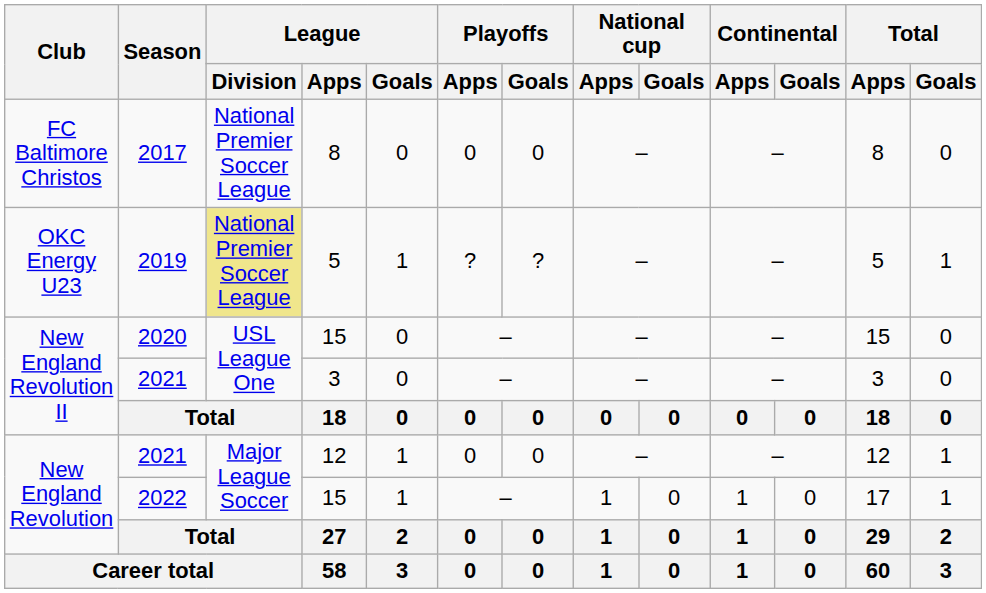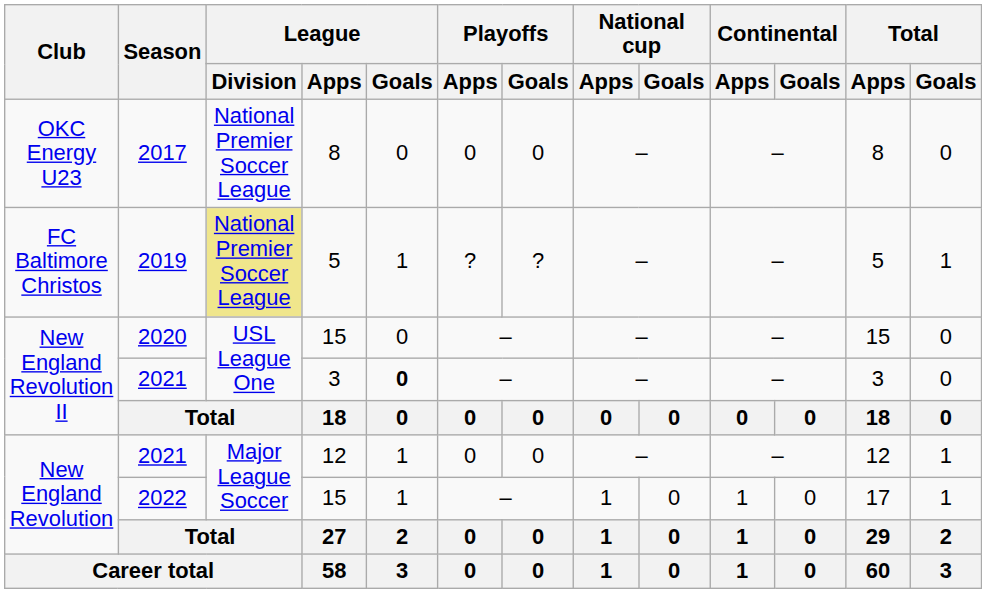(62, 153) FC Baltimore Christos -> (62, 153) OKC Energy U23
(62, 261) OKC Energy U23 -> (62, 261) FC Baltimore Christos
(402, 379) normal -> (402, 379) bold
